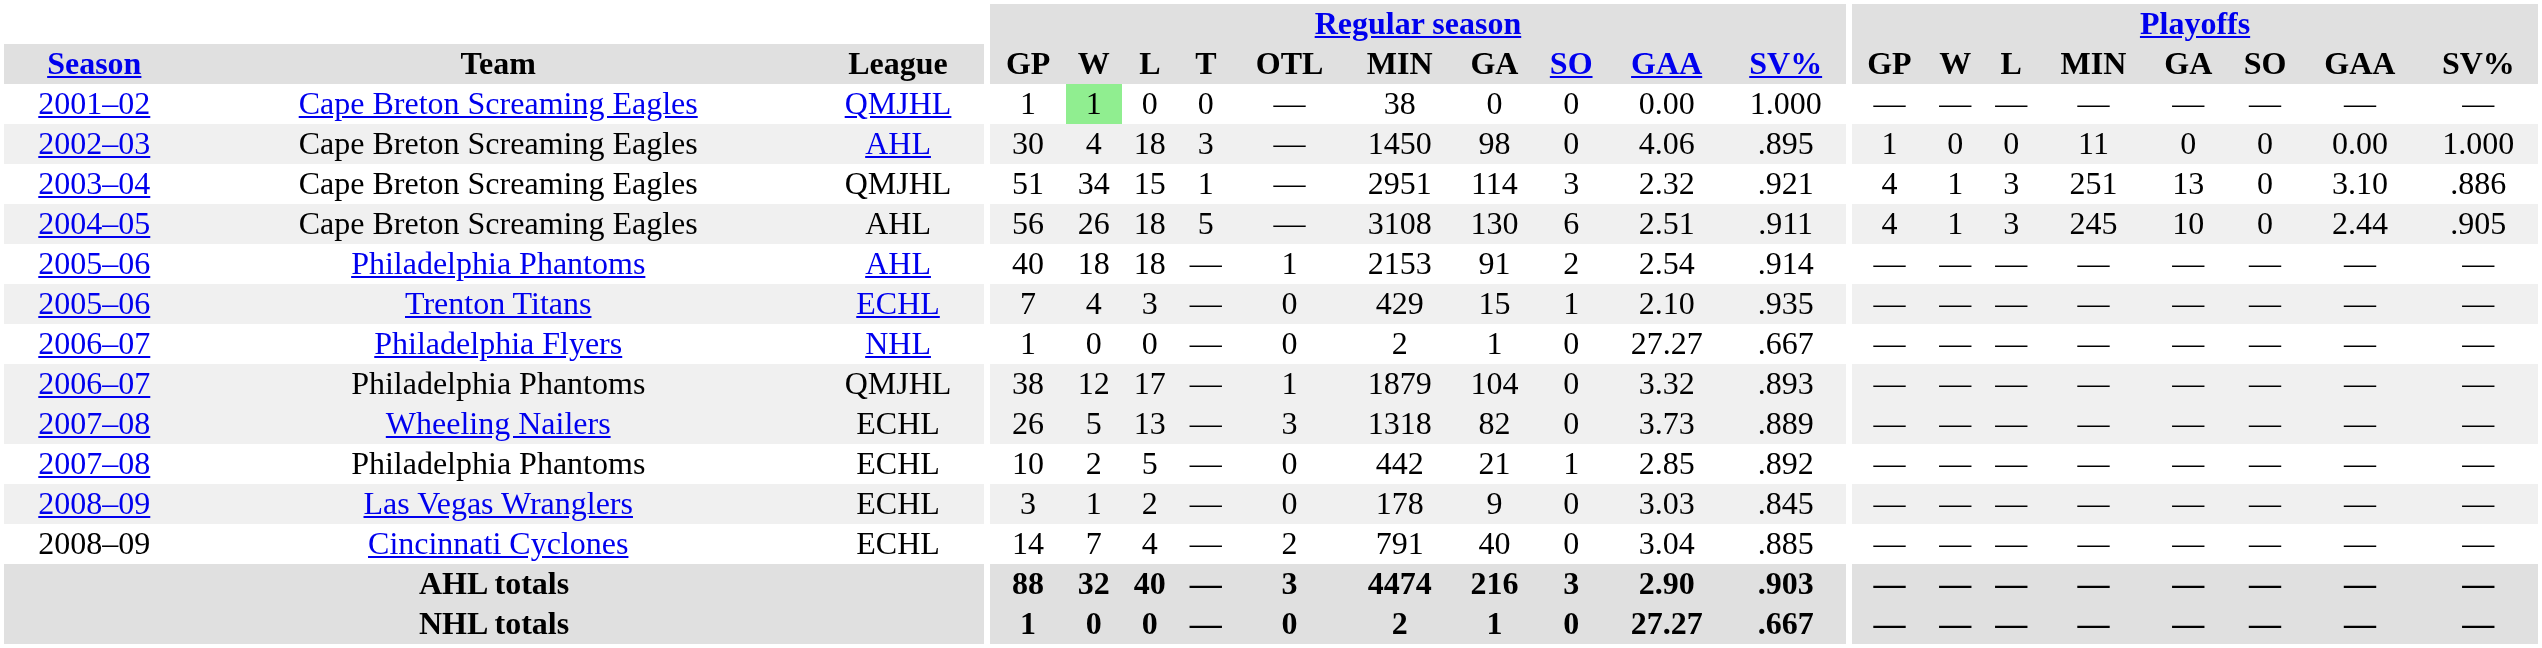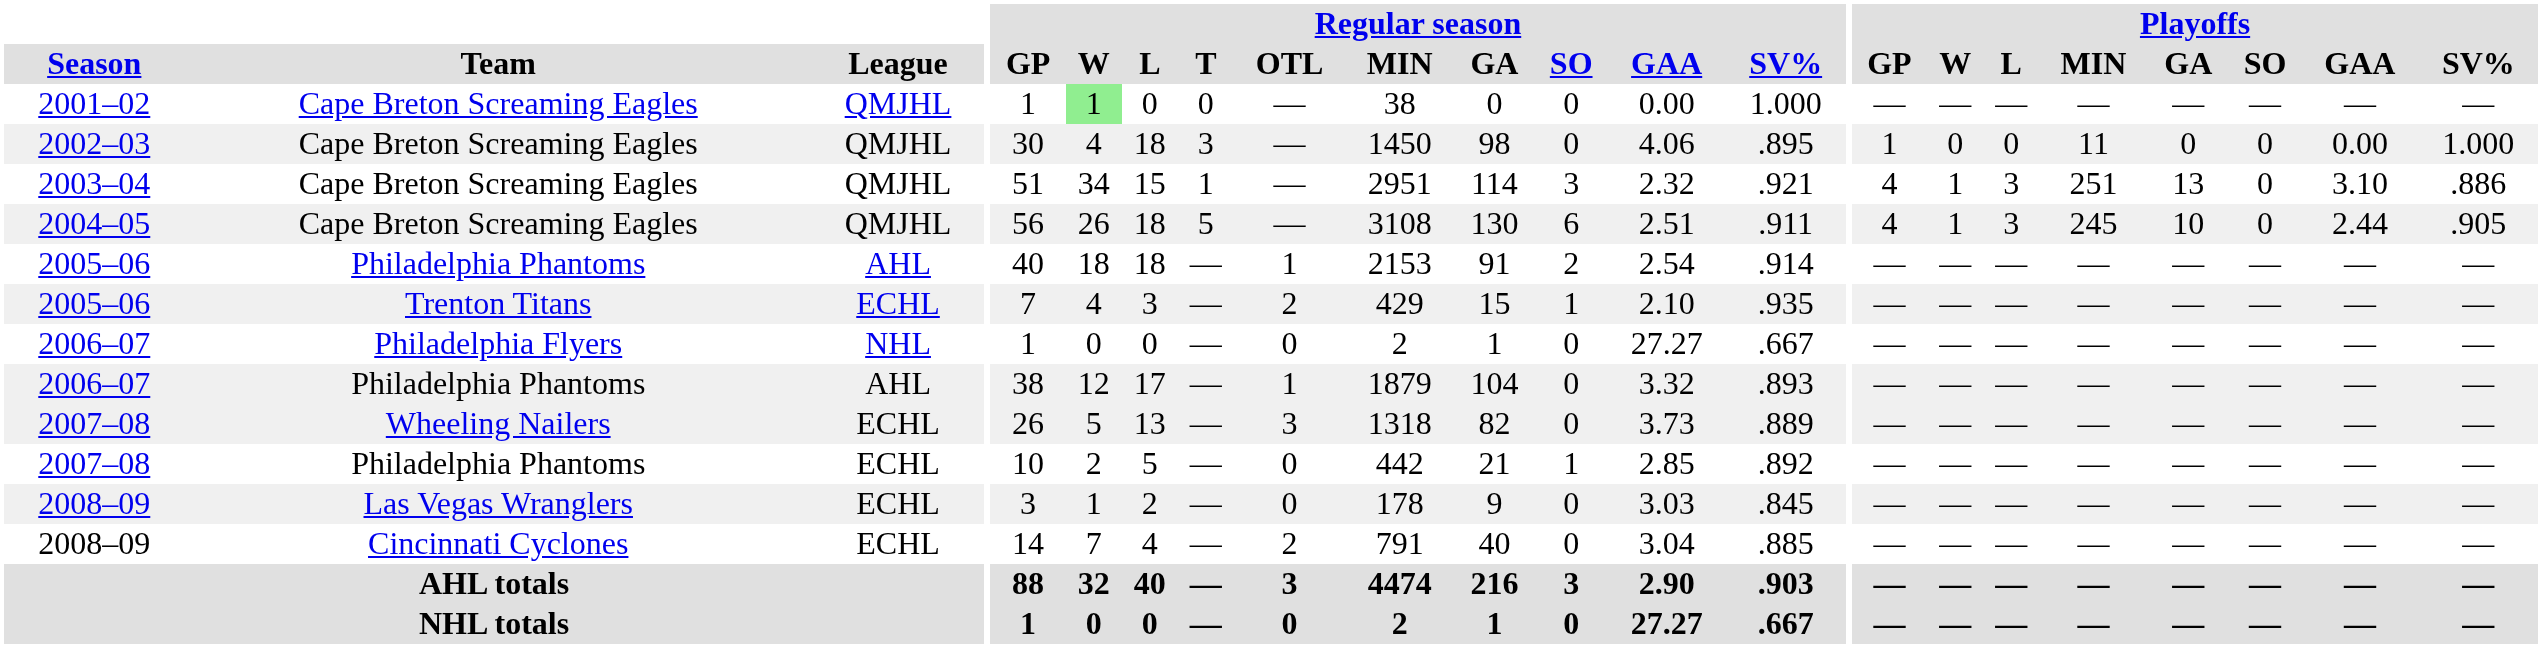(898, 143) AHL -> (898, 143) QMJHL
(898, 223) AHL -> (898, 223) QMJHL
(1290, 303) 0 -> (1290, 303) 2
(898, 383) QMJHL -> (898, 383) AHL
